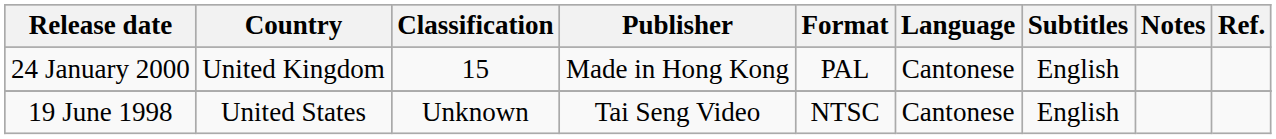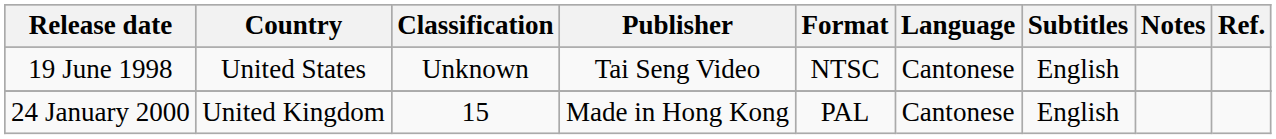rows swapped: (100, 111) <-> (100, 68)
